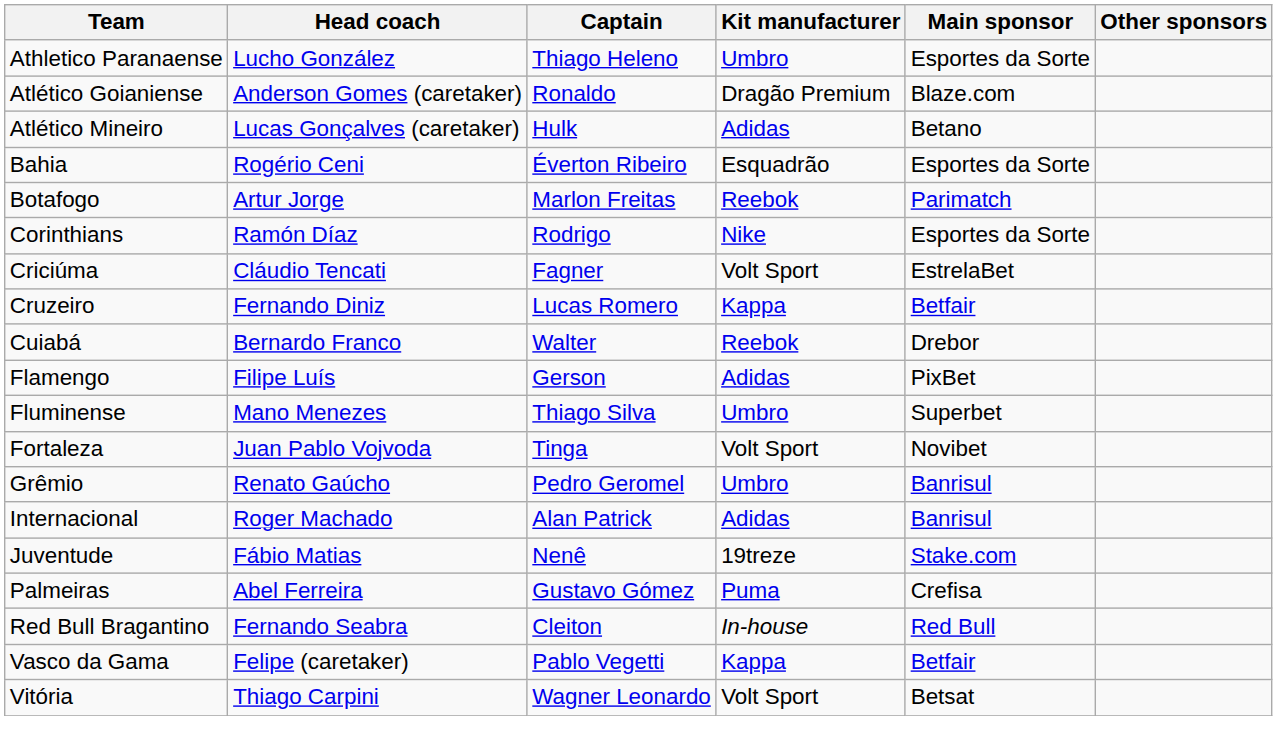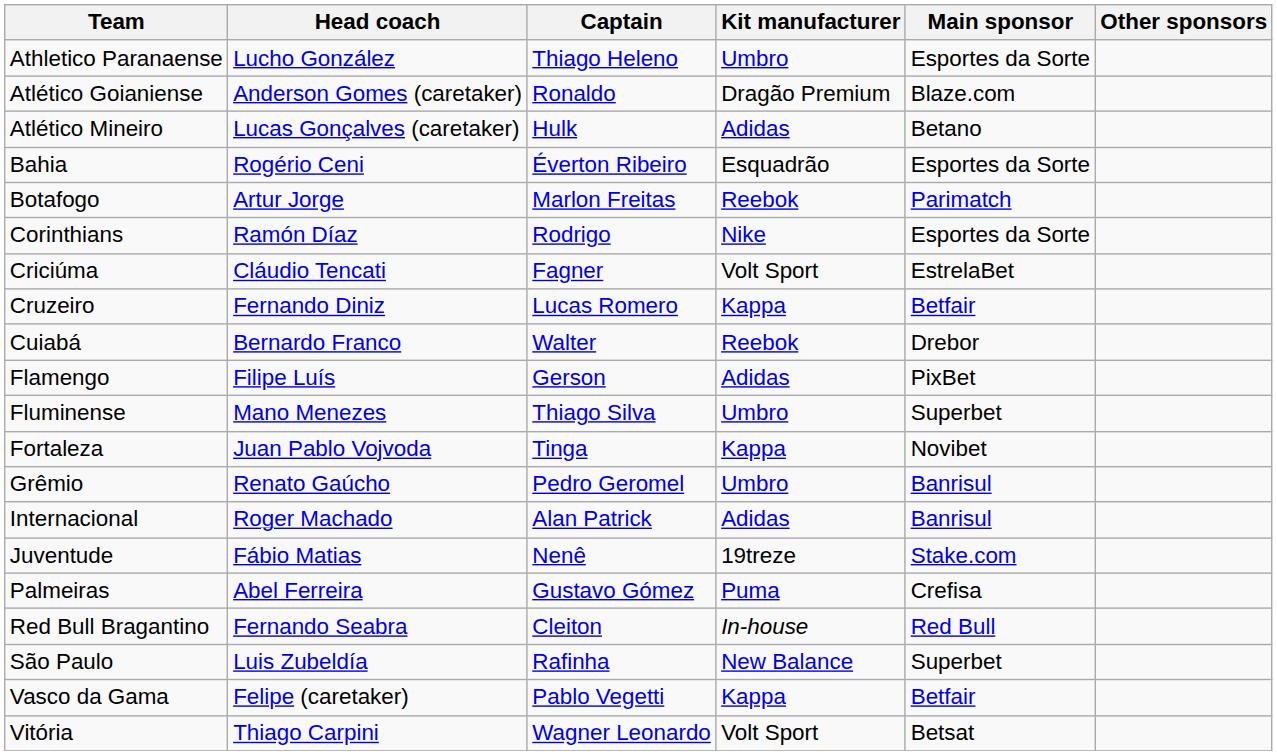(770, 448) Volt Sport -> (754, 448) Kappa
+ row: (62, 661)
